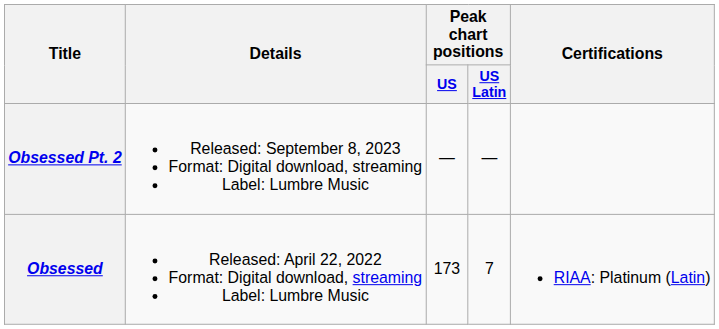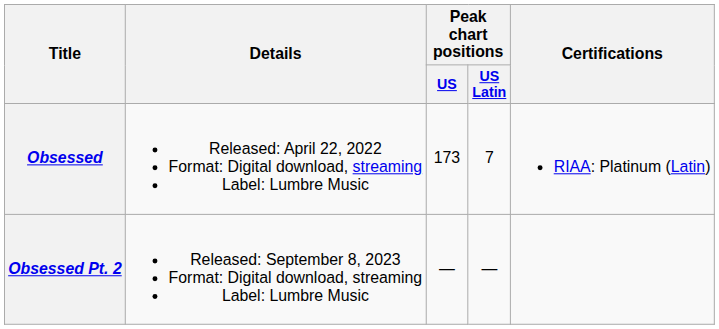rows swapped: (65, 269) <-> (65, 158)
